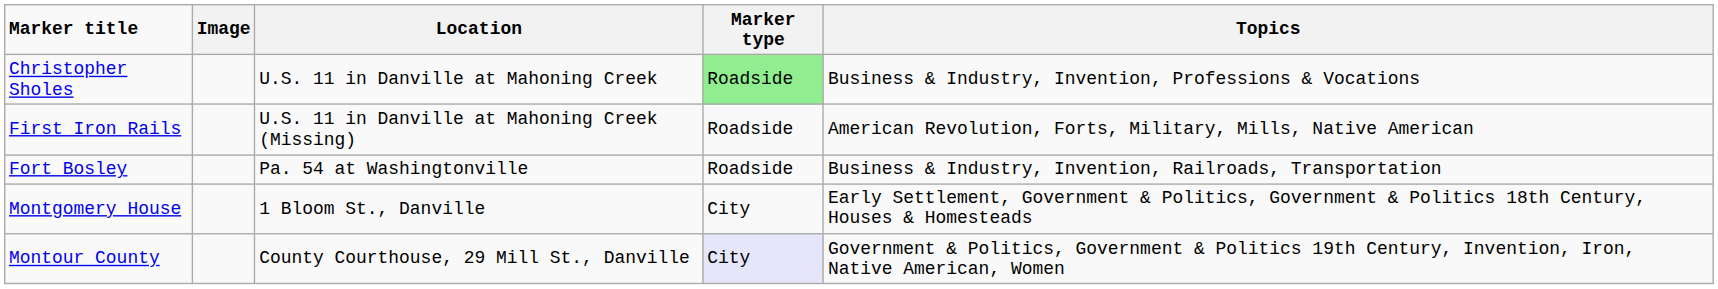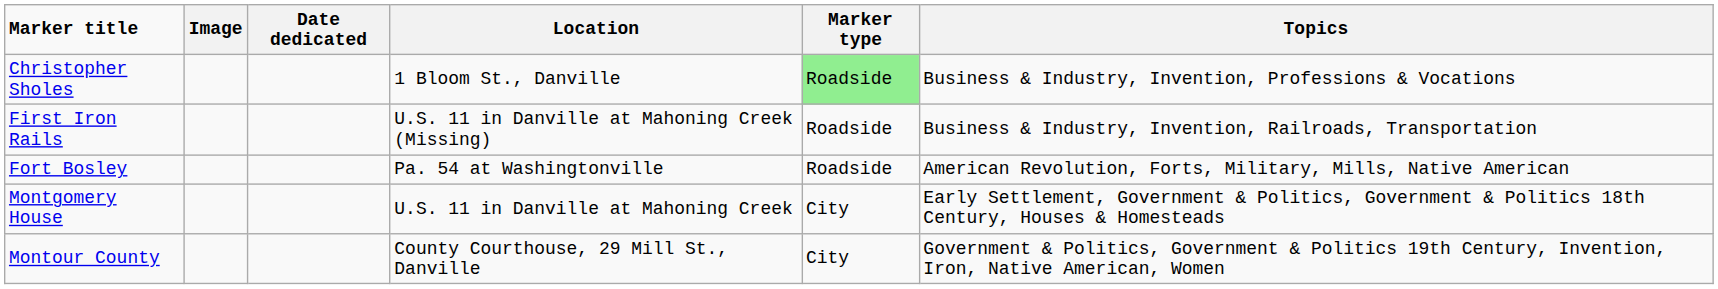+ column: (318, 30)
(458, 80) U.S. 11 in Danville at Mahoning Creek -> (507, 80) 1 Bloom St., Danville
(1151, 130) American Revolution, Forts, Military, Mills, Native American -> (1230, 130) Business & Industry, Invention, Railroads, Transportation
(1135, 169) Business & Industry, Invention, Railroads, Transportation -> (1246, 169) American Revolution, Forts, Military, Mills, Native American
(372, 209) 1 Bloom St., Danville -> (594, 209) U.S. 11 in Danville at Mahoning Creek
(729, 259) lavender background -> (828, 259) no background
